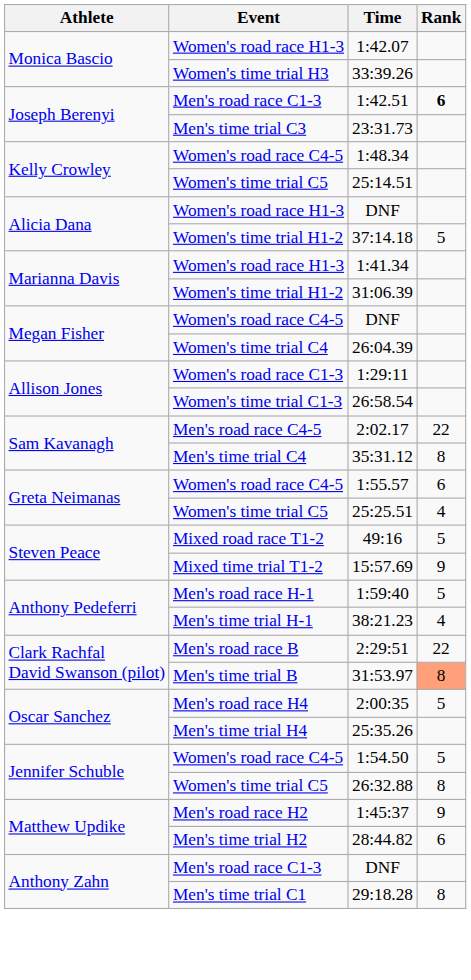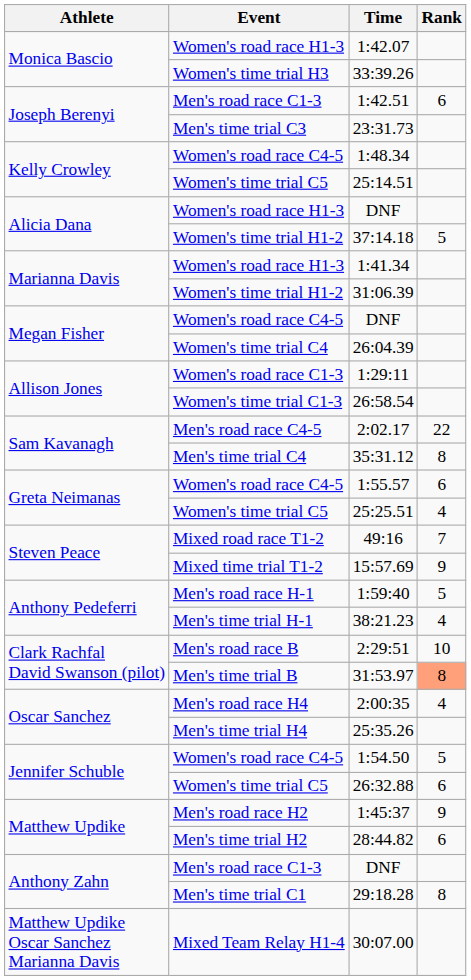(441, 100) bold -> (442, 100) normal
(441, 538) 5 -> (442, 538) 7
(441, 648) 22 -> (442, 648) 10
(441, 703) 5 -> (442, 703) 4
(441, 785) 8 -> (442, 785) 6
+ row: (259, 942)
